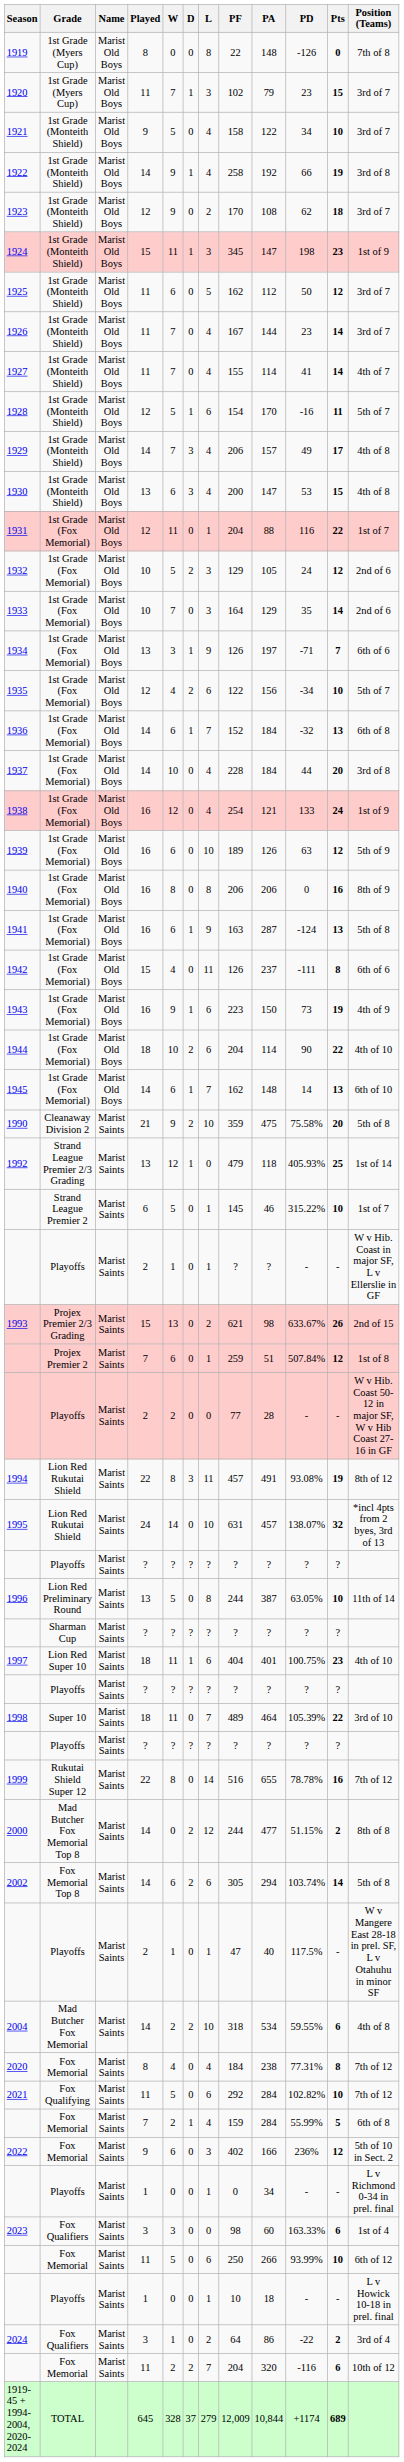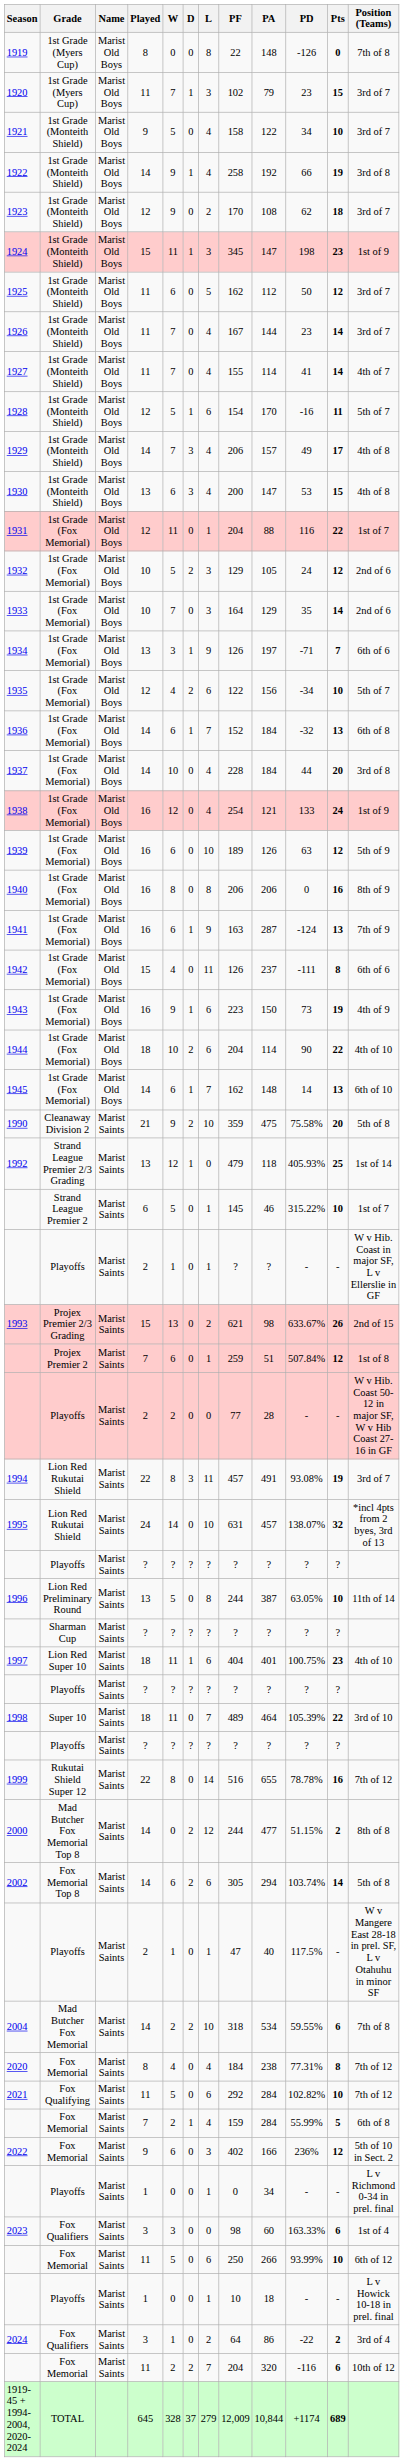(373, 930) 5th of 8 -> (373, 930) 7th of 9
(373, 1479) 8th of 12 -> (373, 1479) 3rd of 7
(373, 2027) 4th of 8 -> (373, 2027) 7th of 8
